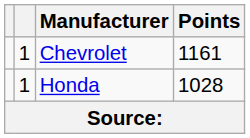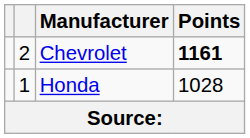(25, 53) 1 -> (25, 53) 2
(200, 53) normal -> (200, 53) bold
